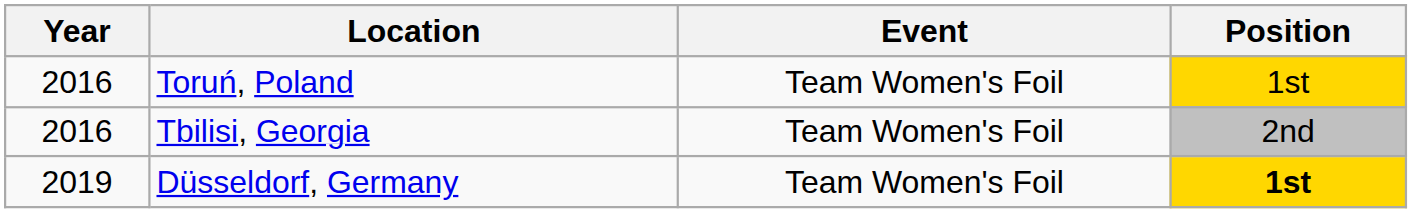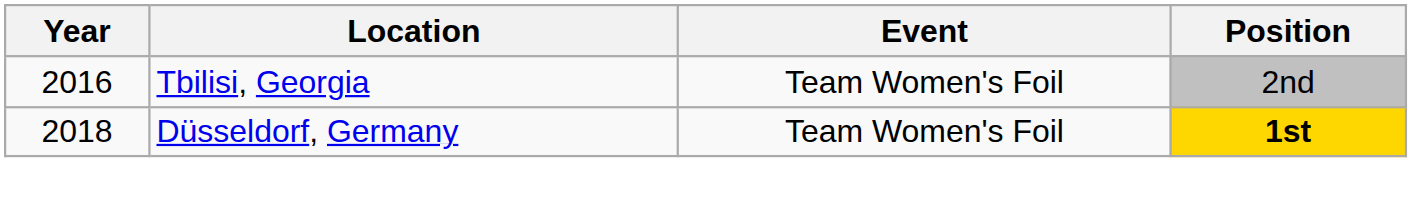- row: (255, 81)
(77, 182) 2019 -> (77, 132) 2018
